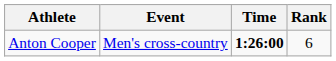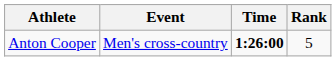(309, 43) 6 -> (309, 43) 5
